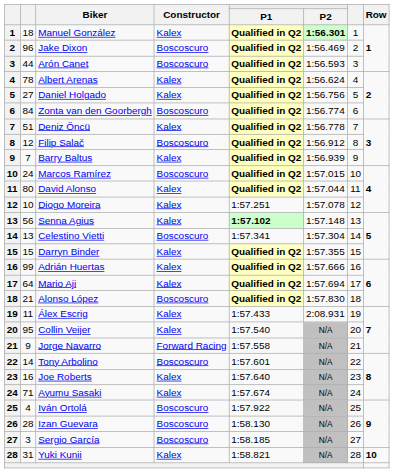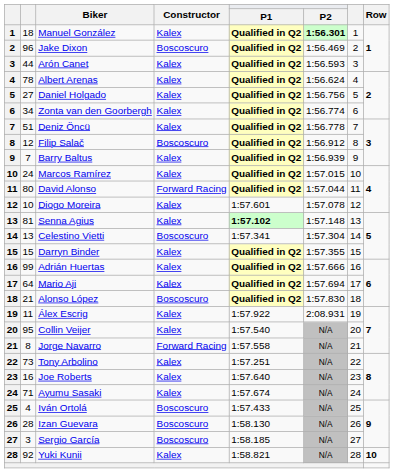(182, 63) Boscoscuro -> (169, 63) Kalex
(28, 110) 84 -> (28, 110) 34
(182, 110) Boscoscuro -> (169, 110) Kalex
(182, 173) Boscoscuro -> (169, 173) Kalex
(169, 189) Kalex -> (192, 189) Forward Racing
(251, 204) 1:57.251 -> (251, 204) 1:57.601
(28, 220) 56 -> (28, 220) 81
(251, 314) 1:57.433 -> (251, 314) 1:57.922
(28, 345) 9 -> (28, 345) 8
(28, 361) 14 -> (28, 361) 73
(182, 361) Boscoscuro -> (169, 361) Kalex
(251, 361) 1:57.601 -> (251, 361) 1:57.251
(251, 408) 1:57.922 -> (251, 408) 1:57.433
(28, 455) 31 -> (28, 455) 92
